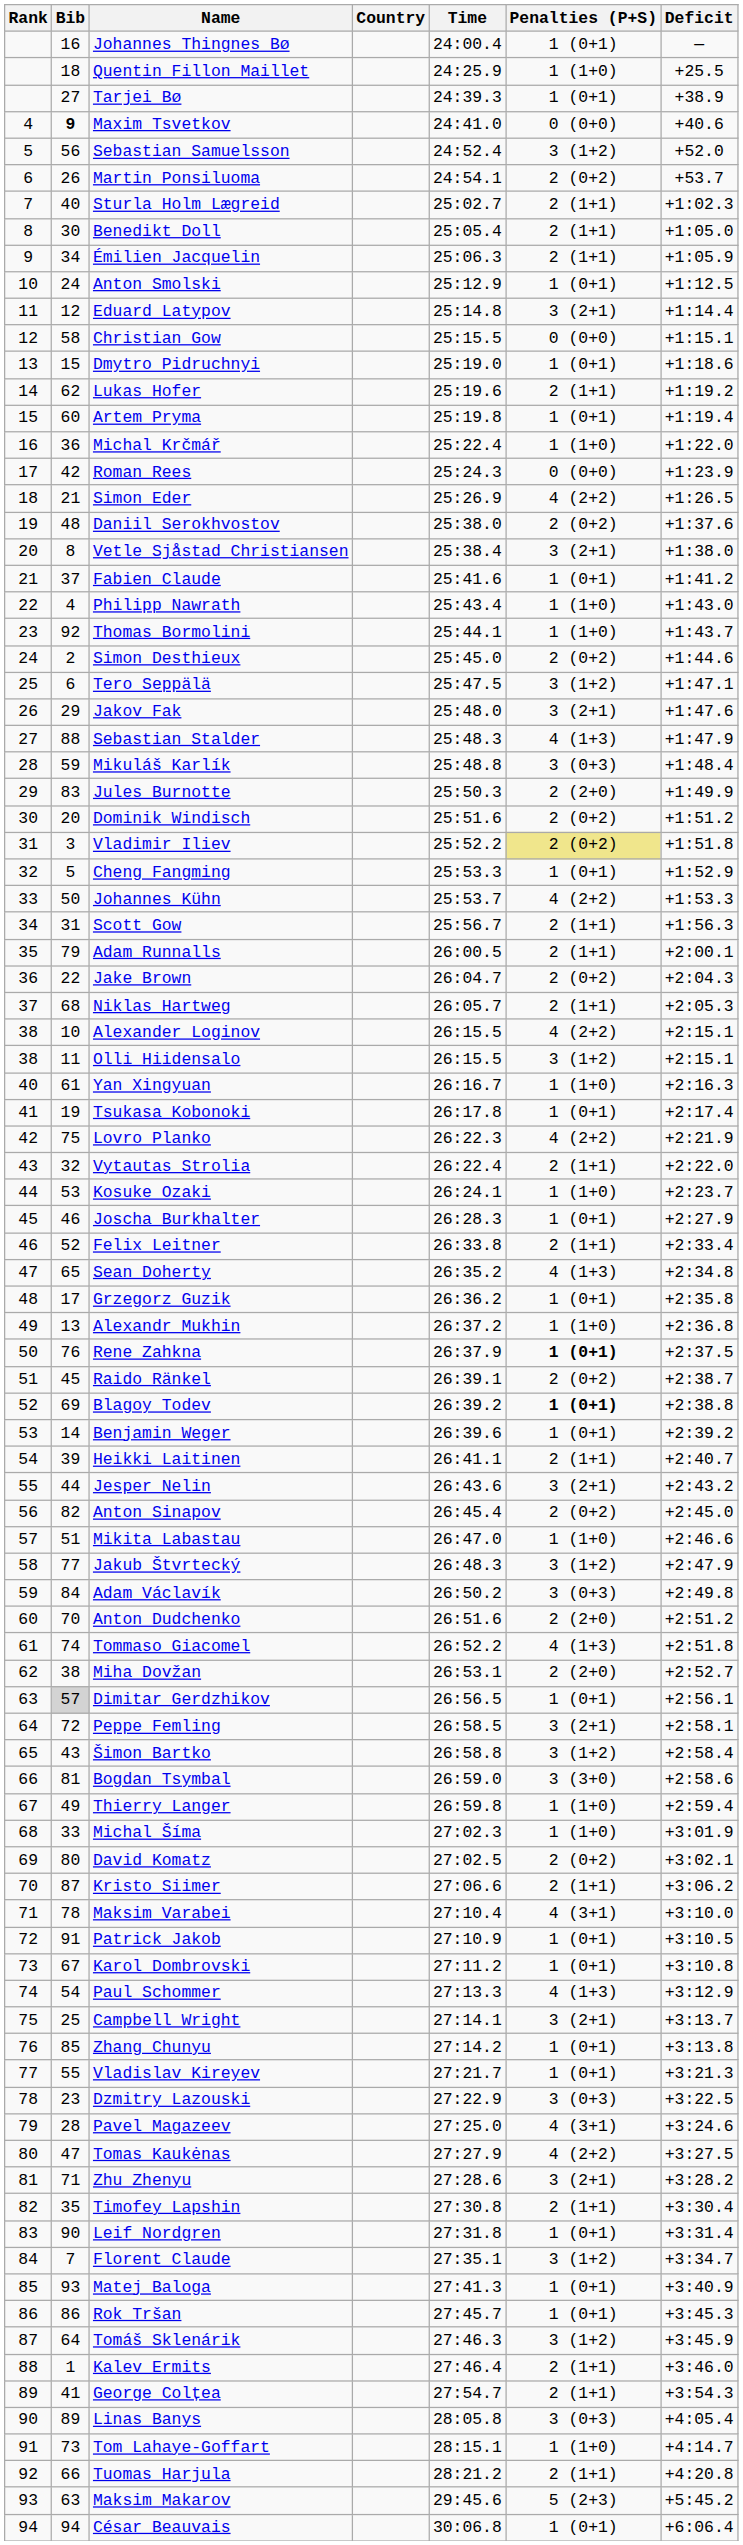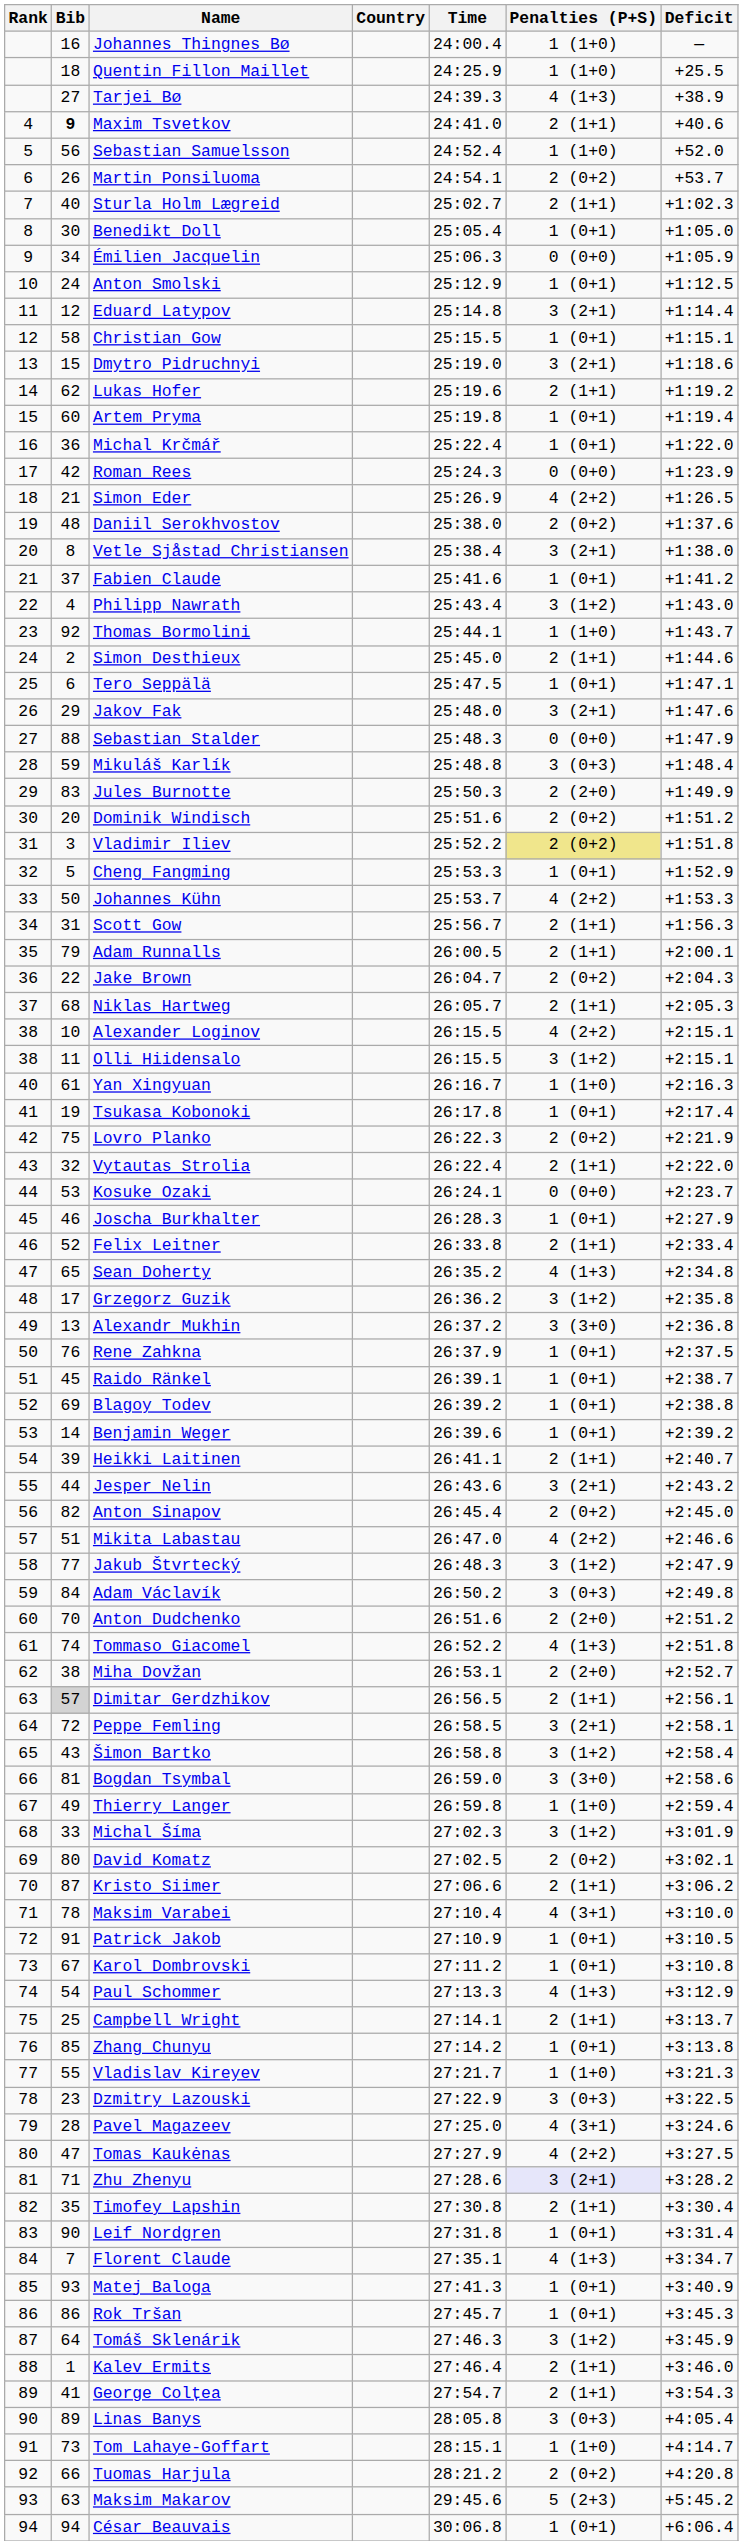(583, 45) 1 (0+1) -> (583, 45) 1 (1+0)
(583, 98) 1 (0+1) -> (583, 98) 4 (1+3)
(583, 125) 0 (0+0) -> (583, 125) 2 (1+1)
(583, 151) 3 (1+2) -> (583, 151) 1 (1+0)
(583, 232) 2 (1+1) -> (583, 232) 1 (0+1)
(583, 258) 2 (1+1) -> (583, 258) 0 (0+0)
(583, 338) 0 (0+0) -> (583, 338) 1 (0+1)
(583, 365) 1 (0+1) -> (583, 365) 3 (2+1)
(583, 445) 1 (1+0) -> (583, 445) 1 (0+1)
(583, 605) 1 (1+0) -> (583, 605) 3 (1+2)
(583, 659) 2 (0+2) -> (583, 659) 2 (1+1)
(583, 685) 3 (1+2) -> (583, 685) 1 (0+1)
(583, 739) 4 (1+3) -> (583, 739) 0 (0+0)
(583, 1139) 4 (2+2) -> (583, 1139) 2 (0+2)
(583, 1193) 1 (1+0) -> (583, 1193) 0 (0+0)
(583, 1299) 1 (0+1) -> (583, 1299) 3 (1+2)
(583, 1326) 1 (1+0) -> (583, 1326) 3 (3+0)
(583, 1353) bold -> (583, 1353) normal
(583, 1379) 2 (0+2) -> (583, 1379) 1 (0+1)
(583, 1406) bold -> (583, 1406) normal
(583, 1540) 1 (1+0) -> (583, 1540) 4 (2+2)
(583, 1700) 1 (0+1) -> (583, 1700) 2 (1+1)
(583, 1833) 1 (1+0) -> (583, 1833) 3 (1+2)
(583, 2020) 3 (2+1) -> (583, 2020) 2 (1+1)
(583, 2074) 1 (0+1) -> (583, 2074) 1 (1+0)
(583, 2180) no background -> (583, 2180) lavender background
(583, 2260) 3 (1+2) -> (583, 2260) 4 (1+3)
(583, 2474) 2 (1+1) -> (583, 2474) 2 (0+2)
